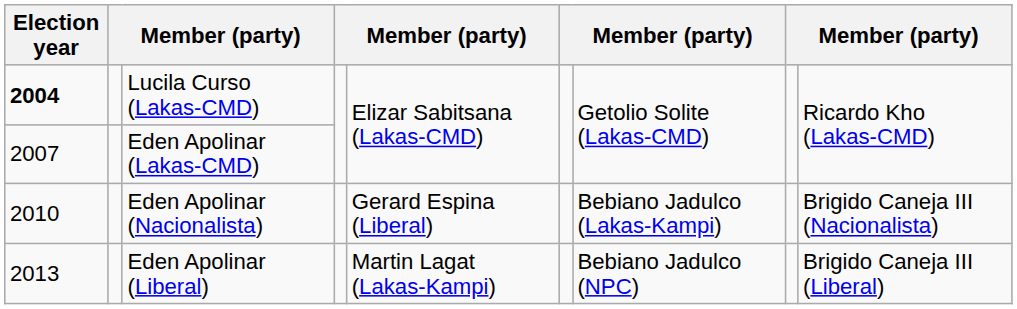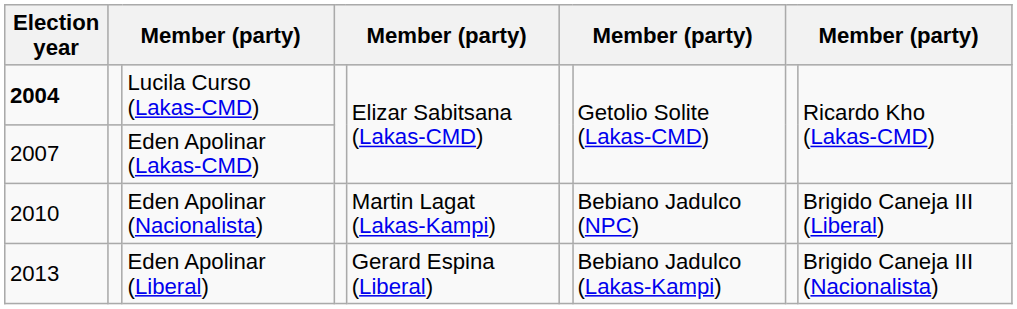(423, 214) Gerard Espina (Liberal) -> (424, 214) Martin Lagat (Lakas-Kampi)
(659, 214) Bebiano Jadulco (Lakas-Kampi) -> (659, 214) Bebiano Jadulco (NPC)
(888, 214) Brigido Caneja III (Nacionalista) -> (888, 214) Brigido Caneja III (Liberal)
(424, 274) Martin Lagat (Lakas-Kampi) -> (423, 274) Gerard Espina (Liberal)
(659, 274) Bebiano Jadulco (NPC) -> (659, 274) Bebiano Jadulco (Lakas-Kampi)
(888, 274) Brigido Caneja III (Liberal) -> (888, 274) Brigido Caneja III (Nacionalista)
